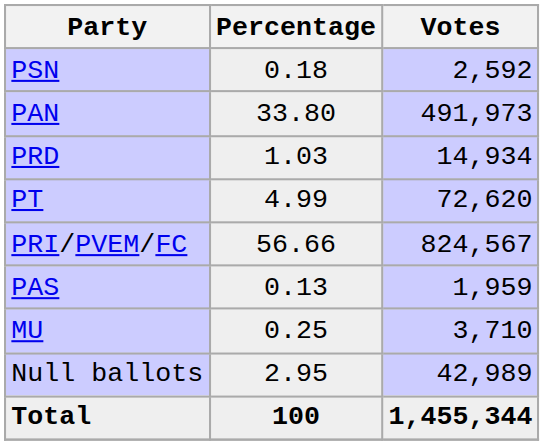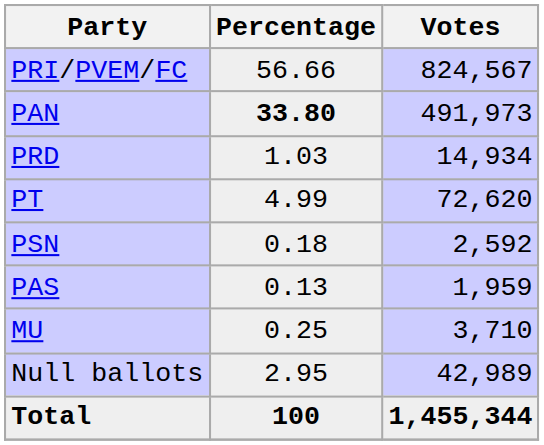rows swapped: (99, 244) <-> (35, 70)
(296, 114) normal -> (296, 114) bold
